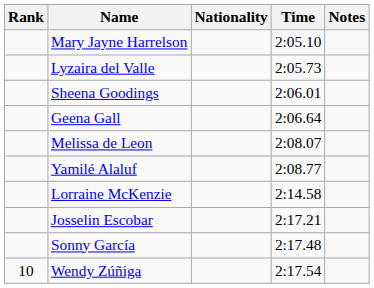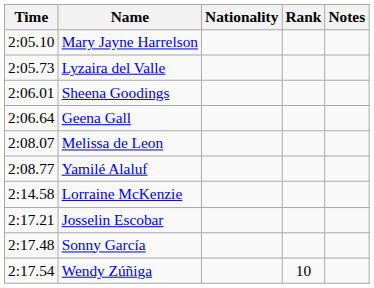columns swapped: (26, 17) <-> (298, 17)
